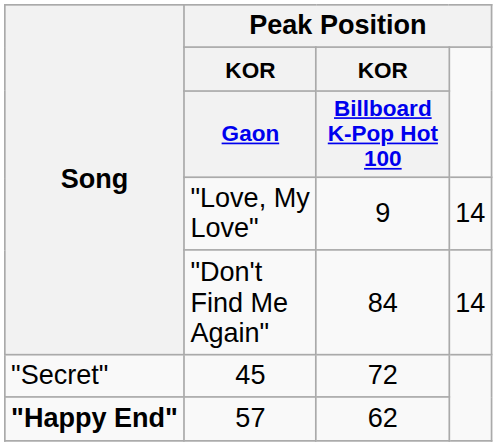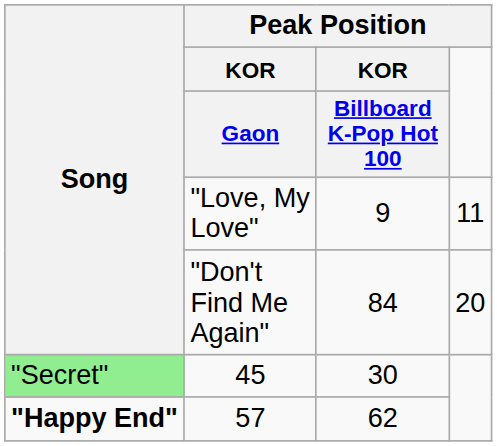(470, 213) 14 -> (470, 213) 11
(470, 302) 14 -> (470, 302) 20
(60, 375) no background -> (60, 375) lightgreen background
(383, 375) 72 -> (383, 375) 30
